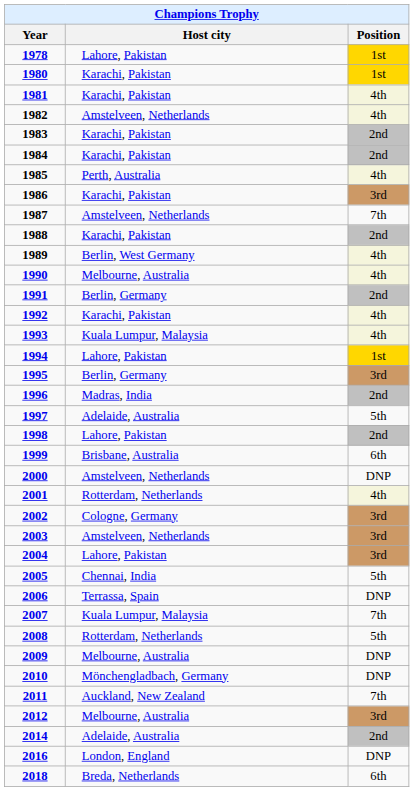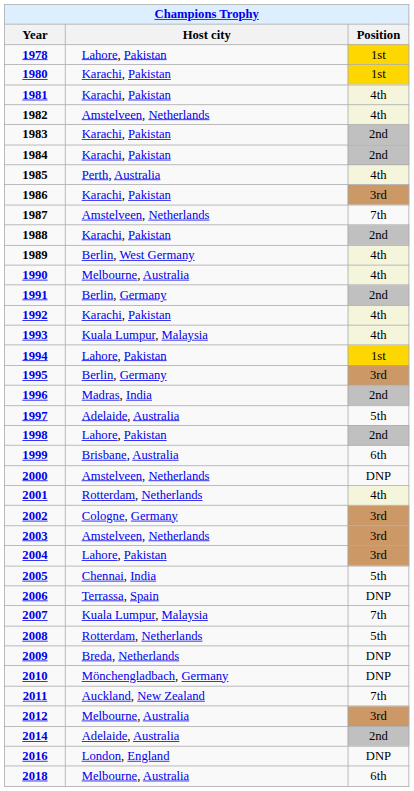(135, 656) Melbourne, Australia -> (131, 656) Breda, Netherlands
(131, 776) Breda, Netherlands -> (135, 776) Melbourne, Australia
